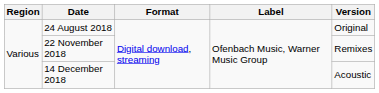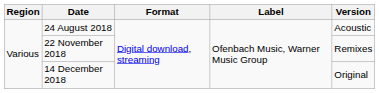(351, 27) Original -> (353, 27) Acoustic
(353, 75) Acoustic -> (351, 75) Original
